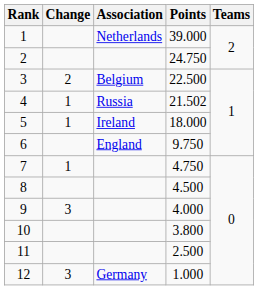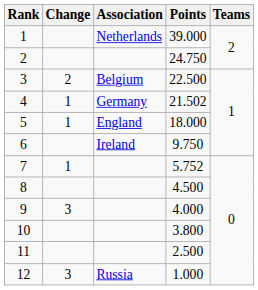(115, 101) Russia -> (122, 101) Germany
(116, 123) Ireland -> (119, 123) England
(119, 144) England -> (116, 144) Ireland
(188, 166) 4.750 -> (188, 166) 5.752
(122, 274) Germany -> (115, 274) Russia
